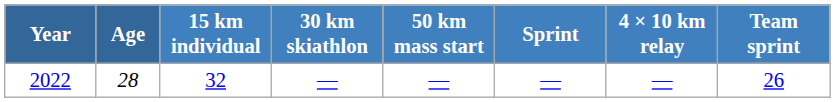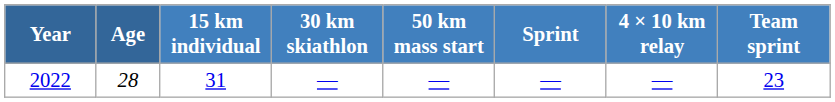(216, 80) 32 -> (216, 80) 31
(774, 80) 26 -> (774, 80) 23
